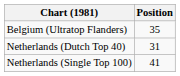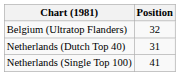(155, 29) 35 -> (155, 29) 32
